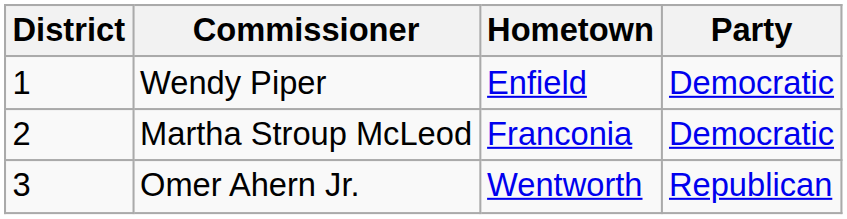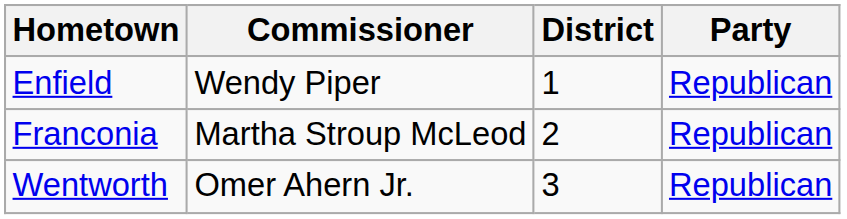columns swapped: (69, 30) <-> (571, 30)
(752, 82) Democratic -> (751, 82) Republican
(752, 133) Democratic -> (751, 133) Republican
